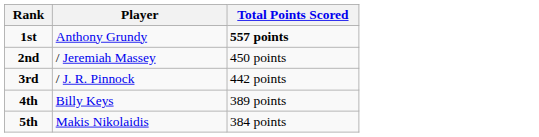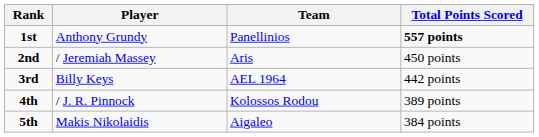+ column: (314, 15)
(95, 79) / J. R. Pinnock -> (85, 79) Billy Keys
(85, 100) Billy Keys -> (95, 100) / J. R. Pinnock
